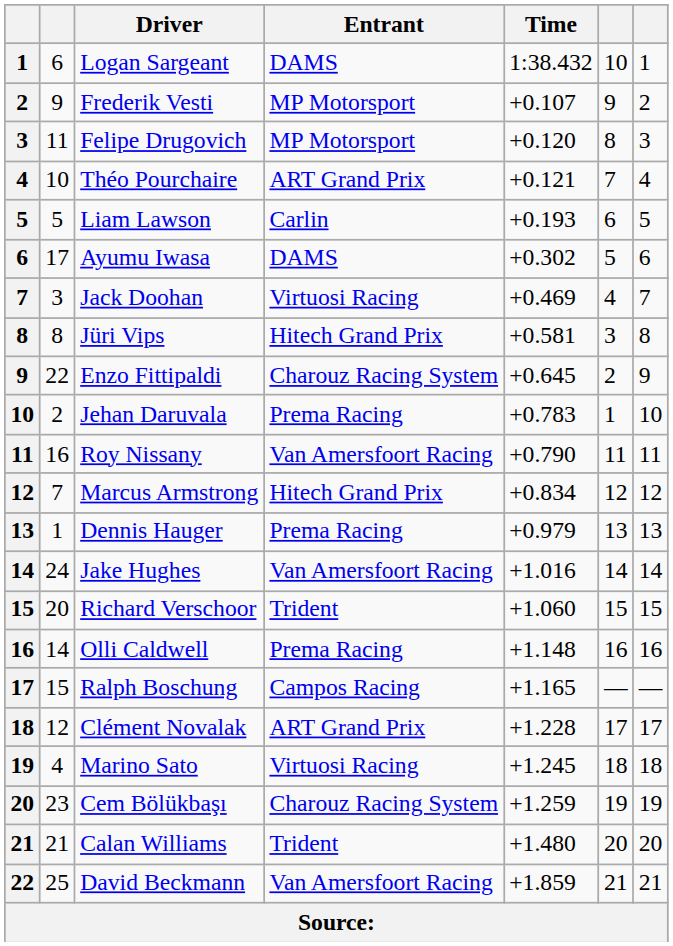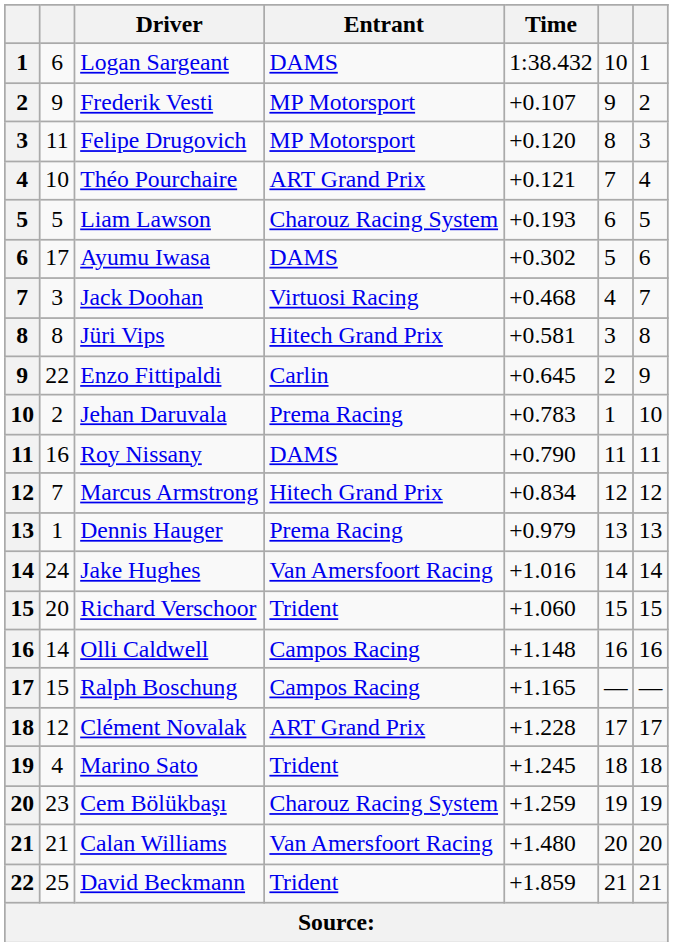(299, 218) Carlin -> (384, 218) Charouz Racing System
(543, 296) +0.469 -> (543, 296) +0.468
(384, 374) Charouz Racing System -> (299, 374) Carlin
(381, 453) Van Amersfoort Racing -> (304, 453) DAMS
(336, 648) Prema Racing -> (345, 648) Campos Racing
(344, 765) Virtuosi Racing -> (304, 765) Trident
(304, 843) Trident -> (381, 843) Van Amersfoort Racing
(381, 882) Van Amersfoort Racing -> (304, 882) Trident
